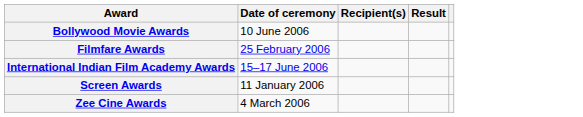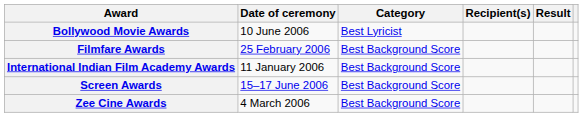+ column: (401, 13)
(284, 67) 15–17 June 2006 -> (282, 67) 11 January 2006
(282, 85) 11 January 2006 -> (284, 85) 15–17 June 2006
